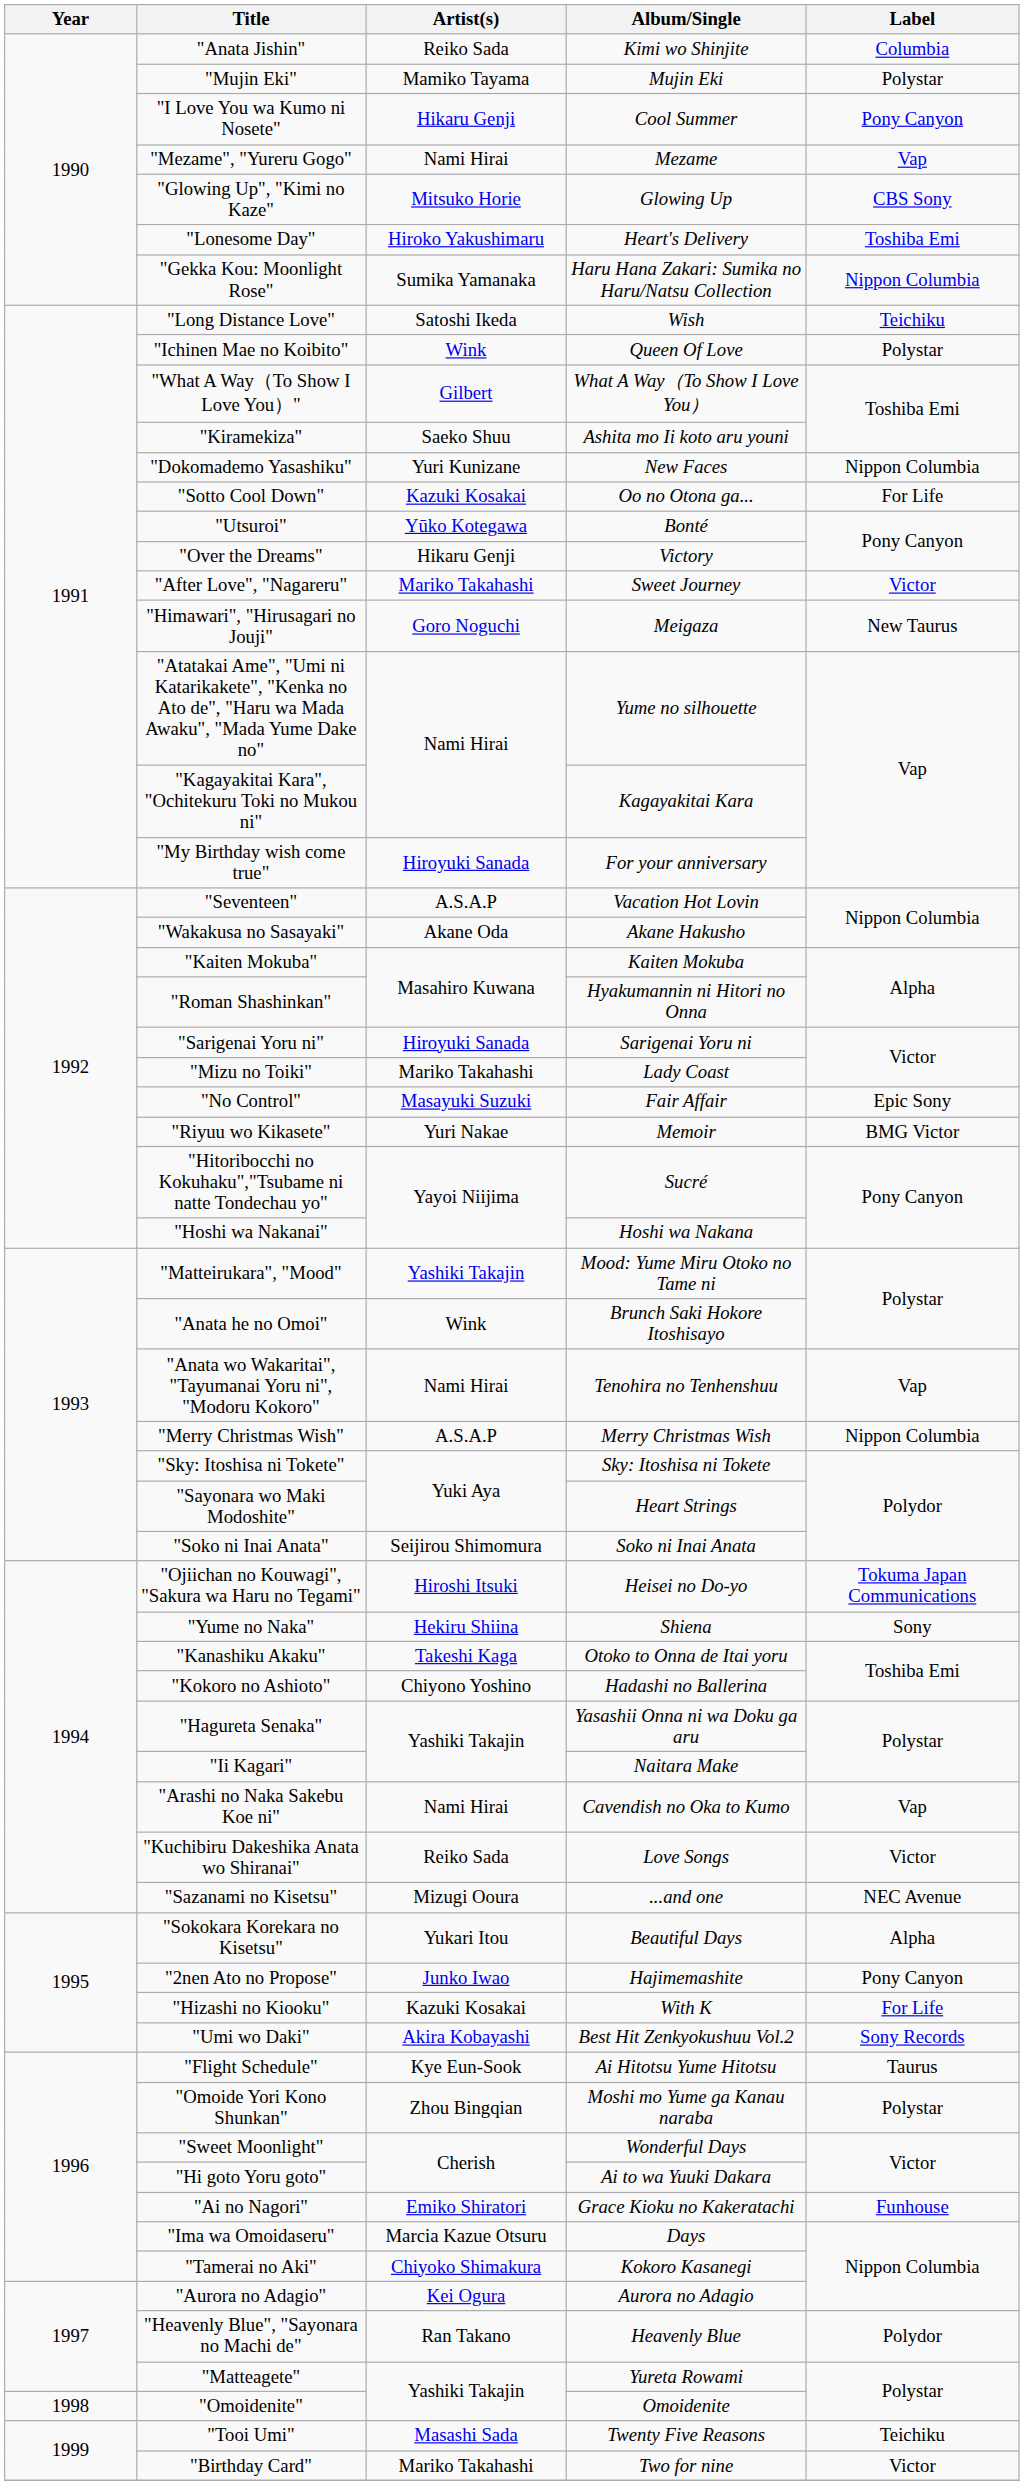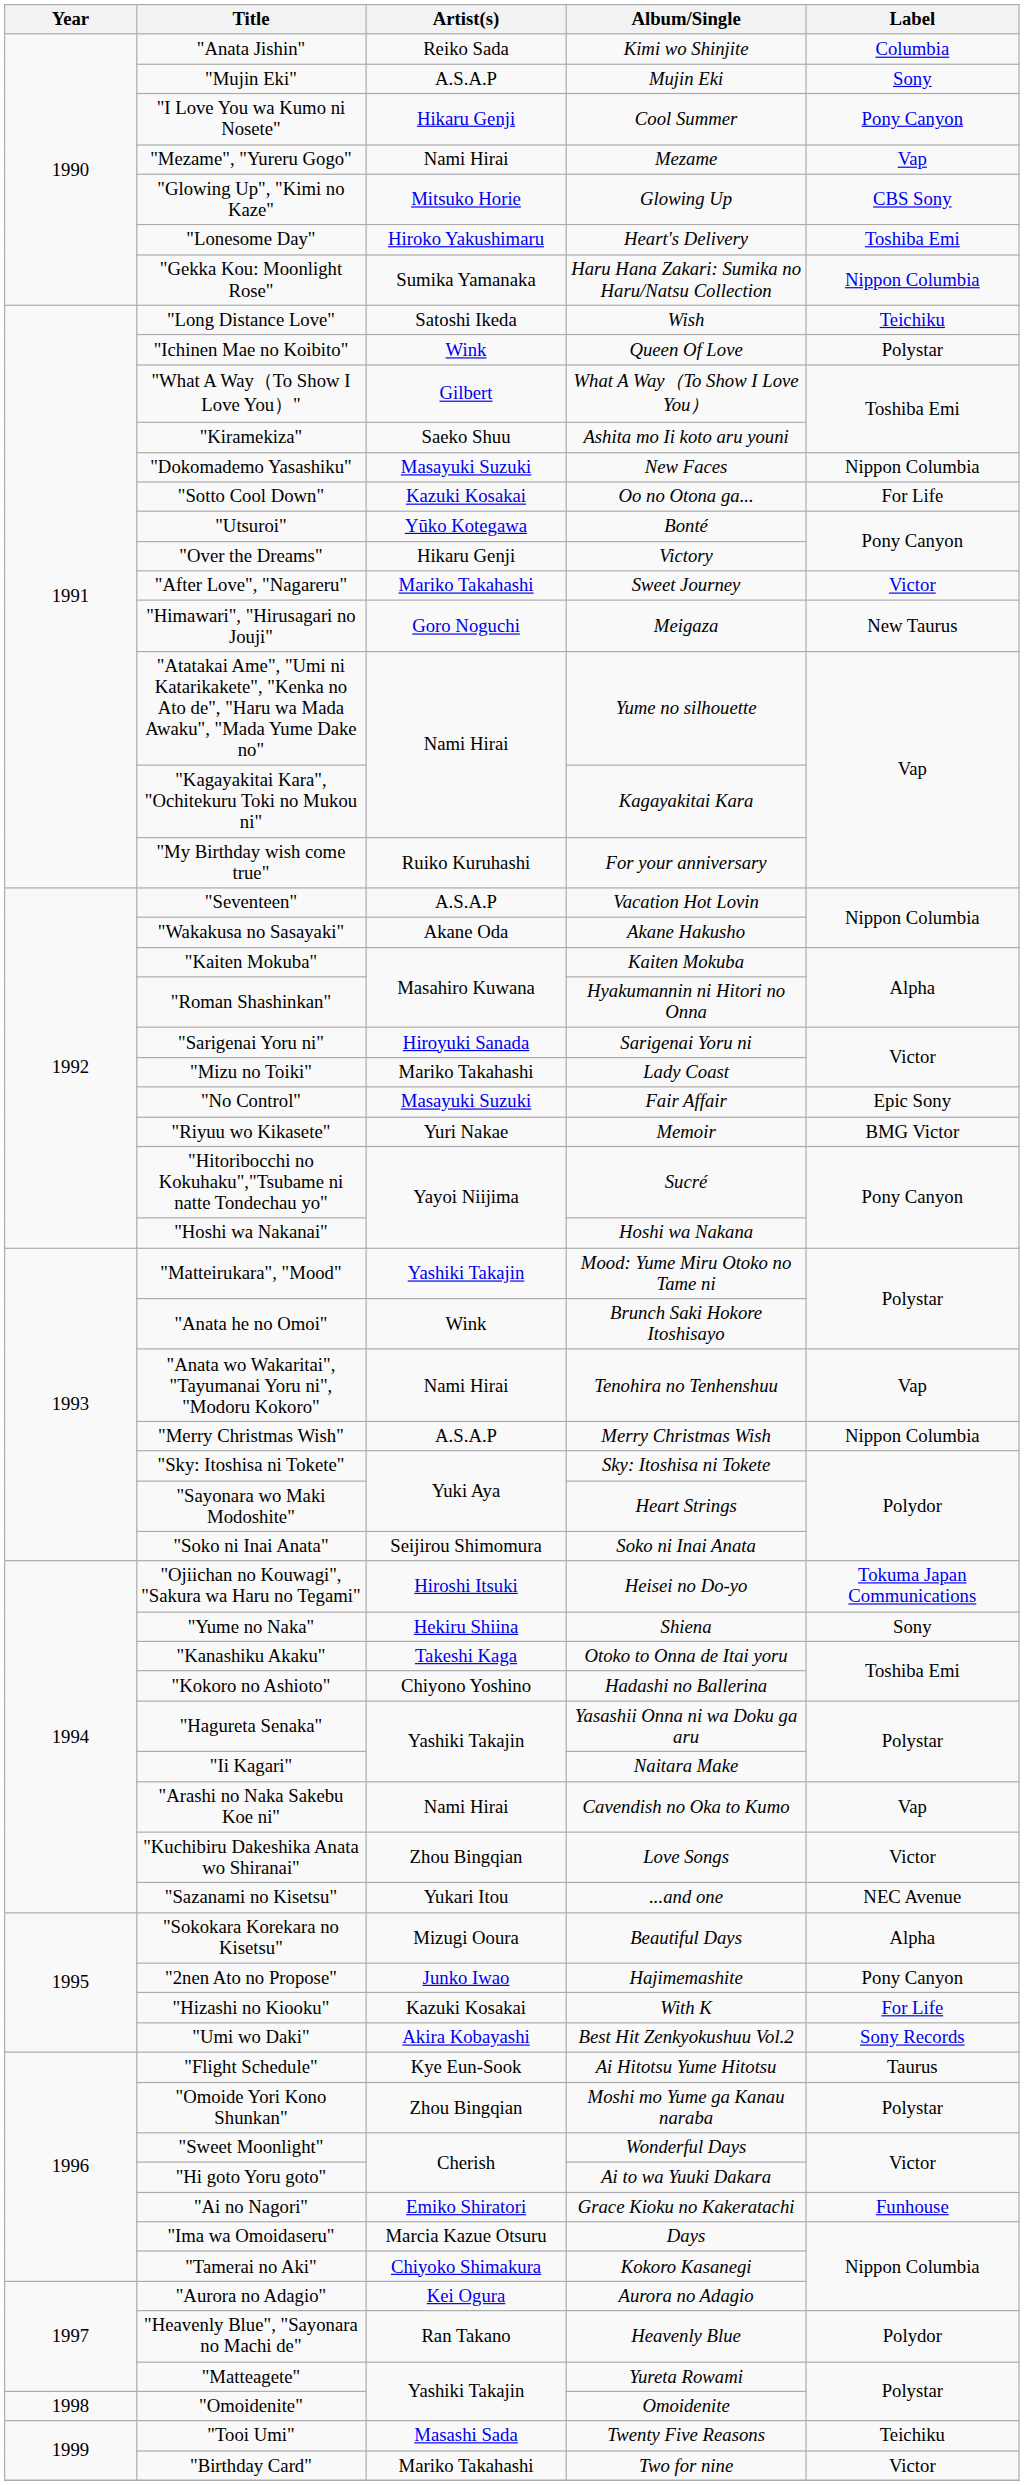(466, 78) Mamiko Tayama -> (466, 78) A.S.A.P
(912, 78) Polystar -> (912, 78) Sony
(466, 466) Yuri Kunizane -> (466, 466) Masayuki Suzuki
(466, 862) Hiroyuki Sanada -> (466, 862) Ruiko Kuruhashi
(466, 1857) Reiko Sada -> (466, 1857) Zhou Bingqian
(466, 1897) Mizugi Ooura -> (466, 1897) Yukari Itou
(466, 1937) Yukari Itou -> (466, 1937) Mizugi Ooura
